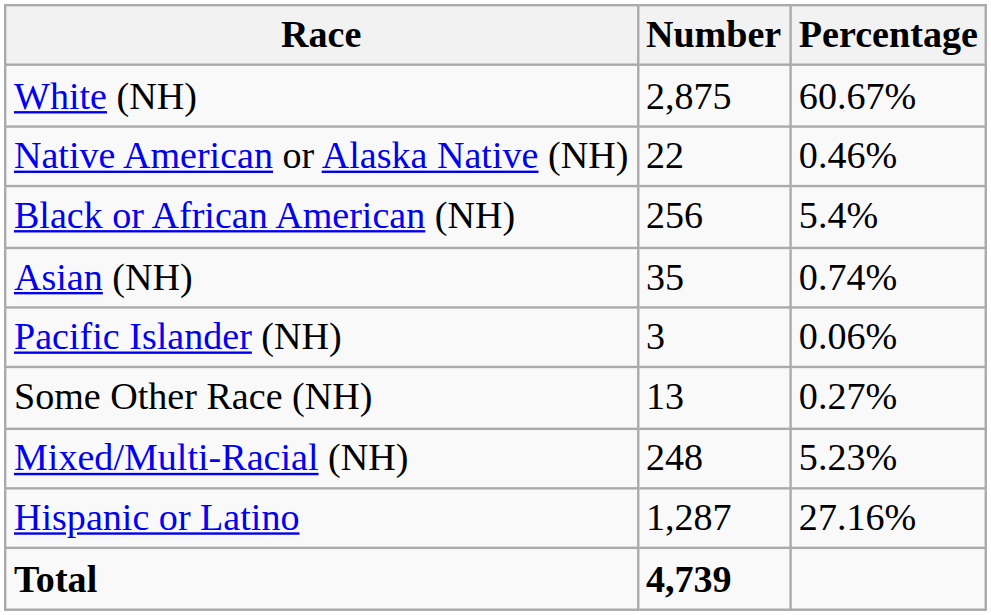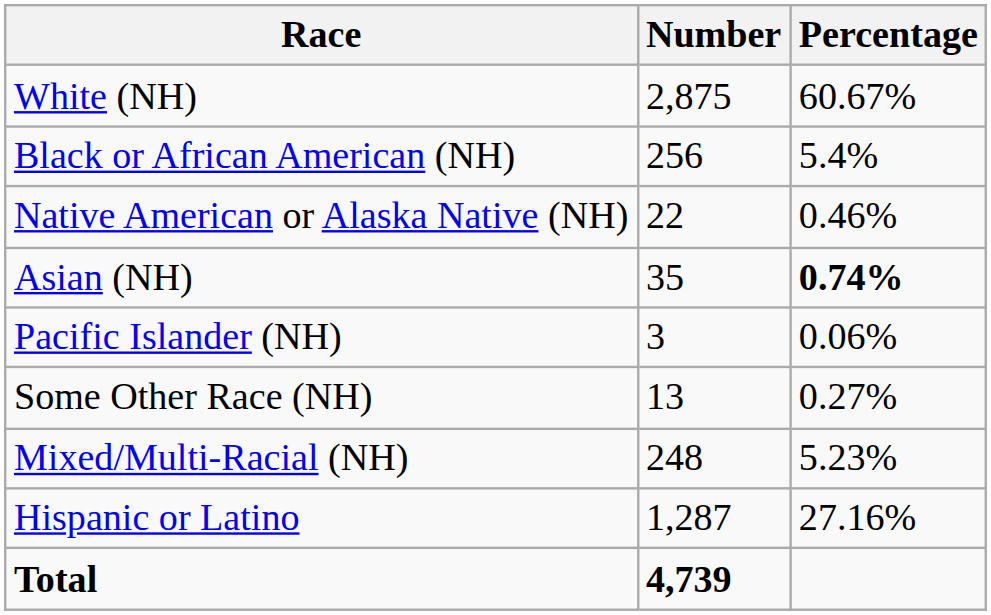rows swapped: (265, 215) <-> (321, 155)
(848, 276) normal -> (851, 276) bold
